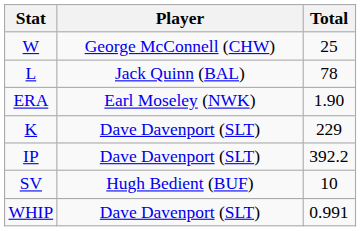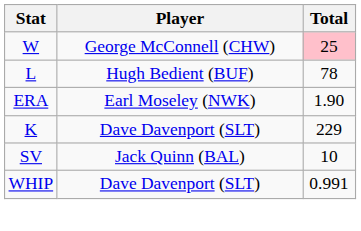(329, 45) no background -> (329, 45) pink background
(180, 73) Jack Quinn (BAL) -> (180, 73) Hugh Bedient (BUF)
- row: (31, 156)
(180, 184) Hugh Bedient (BUF) -> (180, 156) Jack Quinn (BAL)
